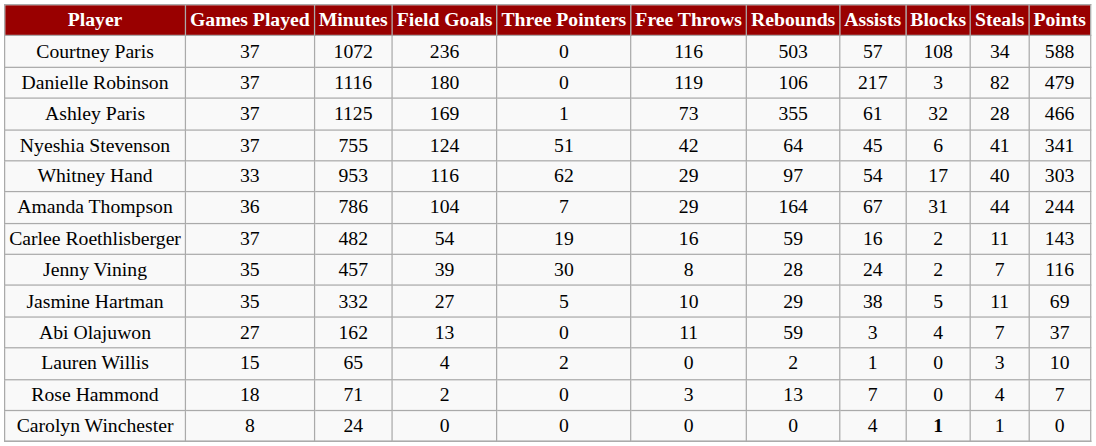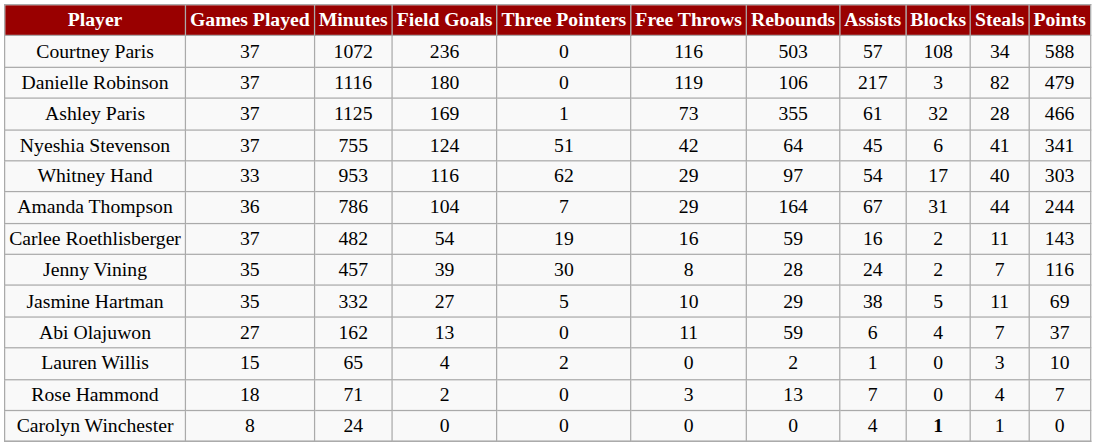(873, 332) 3 -> (873, 332) 6
